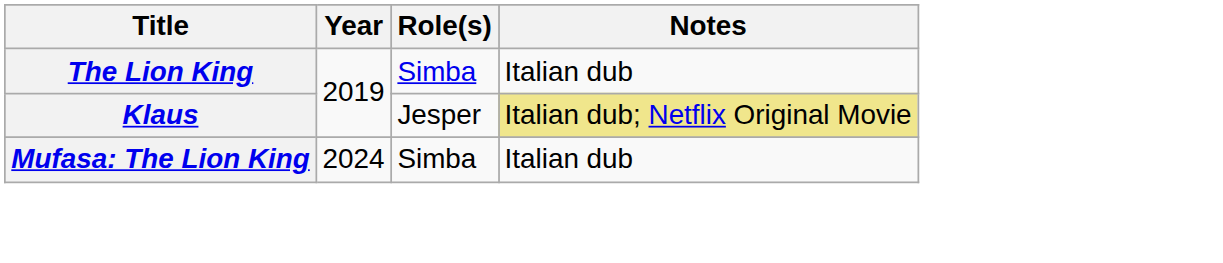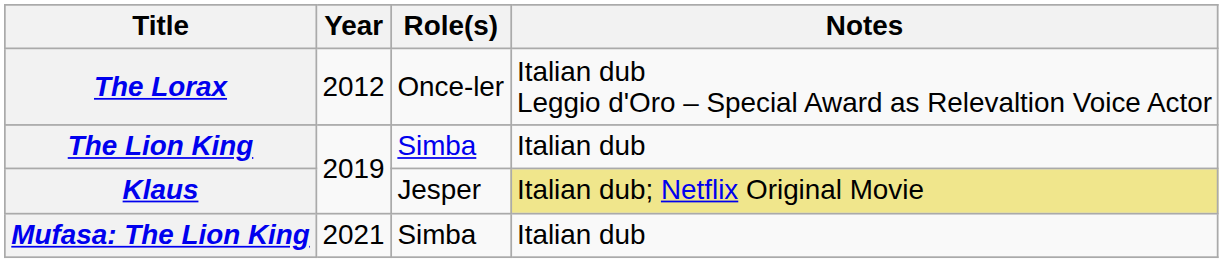+ row: (161, 86)
(354, 159) 2024 -> (354, 234) 2021
